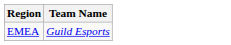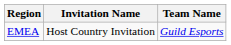+ column: (101, 13)
